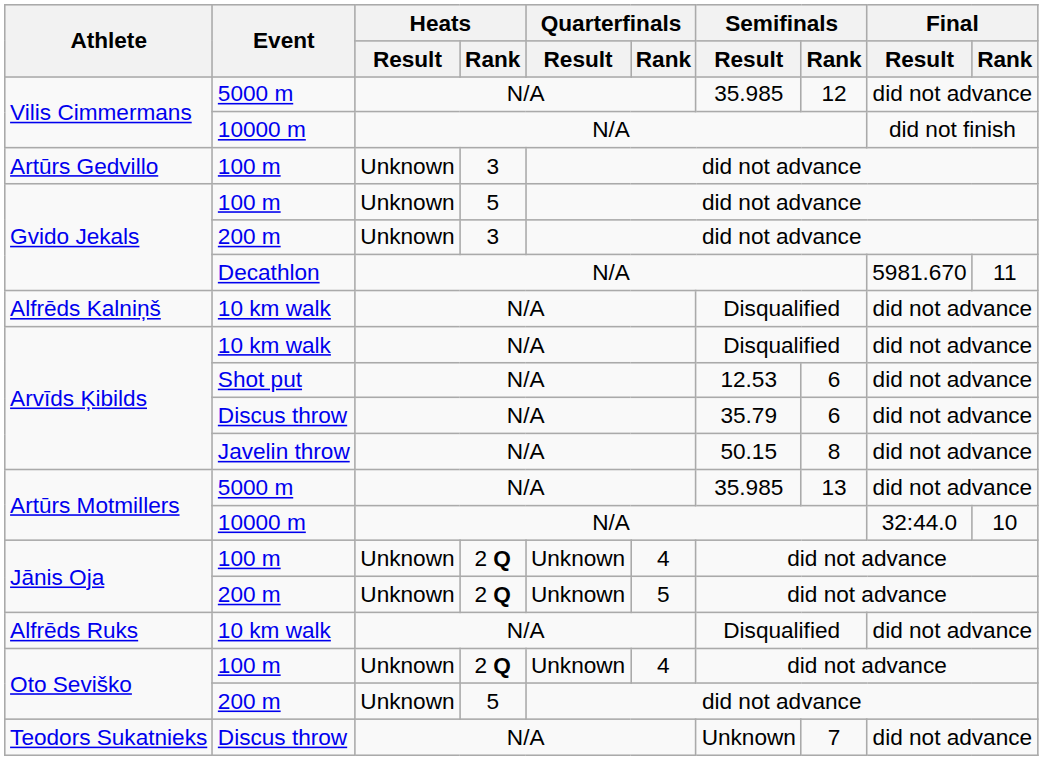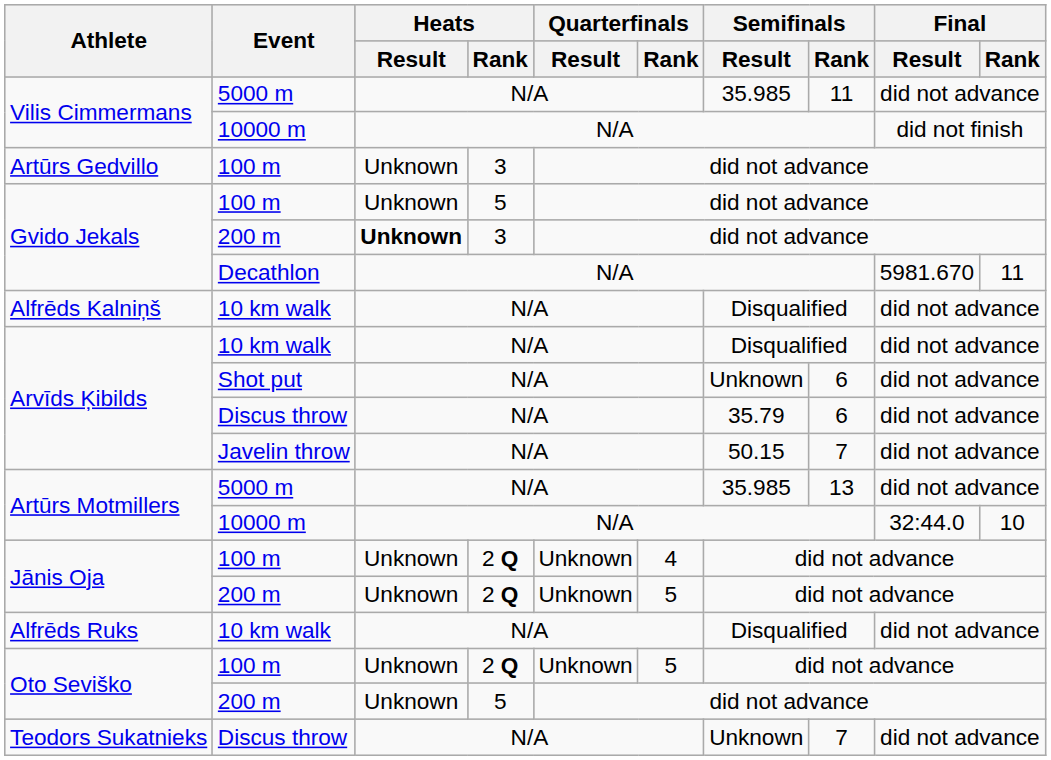(834, 94) 12 -> (842, 94) 11
(407, 237) normal -> (411, 237) bold
(749, 380) 12.53 -> (756, 380) Unknown
(834, 452) 8 -> (842, 452) 7
(663, 666) 4 -> (671, 666) 5
